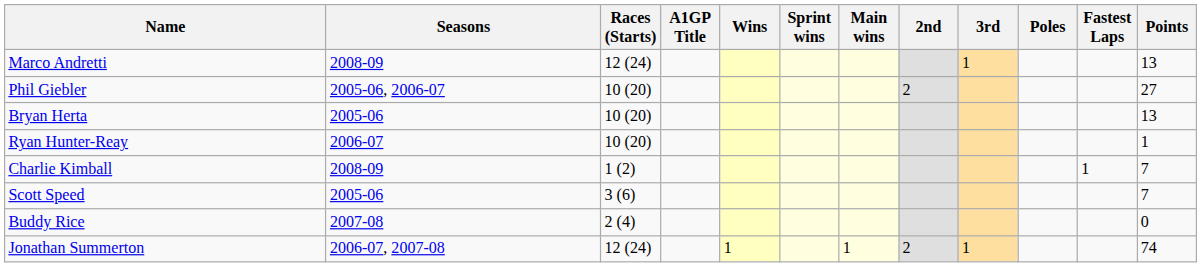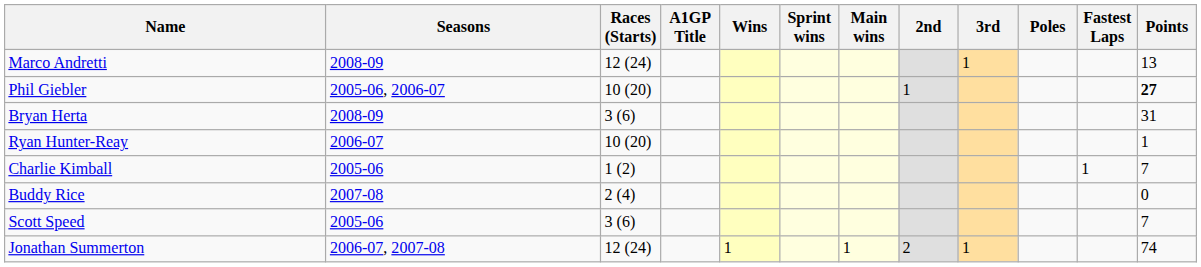(906, 89) 2 -> (906, 89) 1
(1149, 89) normal -> (1149, 89) bold
(357, 115) 2005-06 -> (357, 115) 2008-09
(628, 115) 10 (20) -> (620, 115) 3 (6)
(1149, 115) 13 -> (1149, 115) 31
(357, 168) 2008-09 -> (357, 168) 2005-06
rows swapped: (46, 221) <-> (46, 195)
